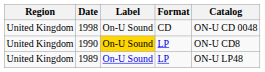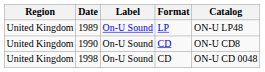rows swapped: (88, 59) <-> (88, 28)
(128, 43) gold background -> (128, 43) no background
(163, 43) LP -> (164, 43) CD
